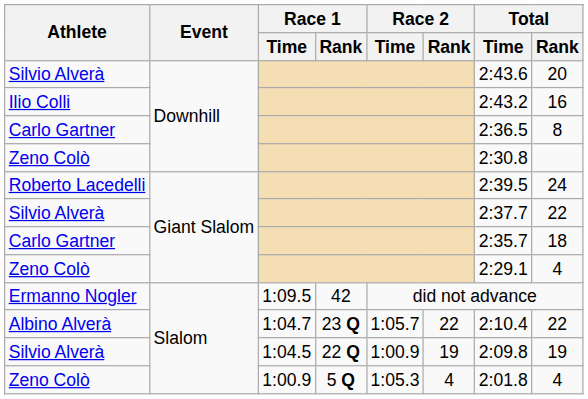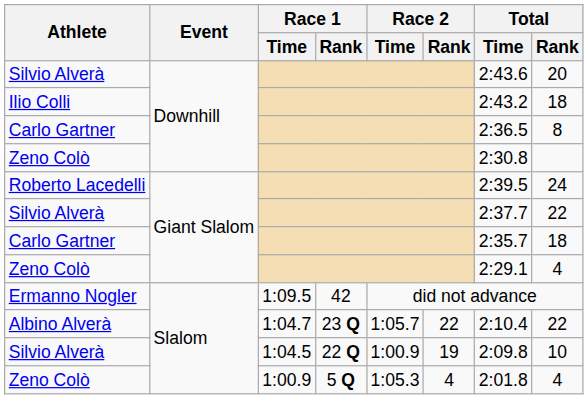(557, 102) 16 -> (557, 102) 18
(557, 352) 19 -> (557, 352) 10
